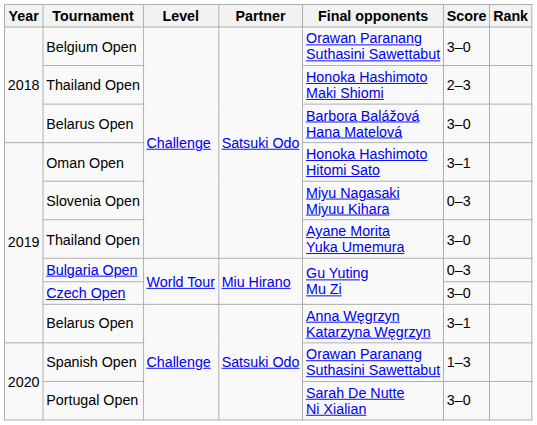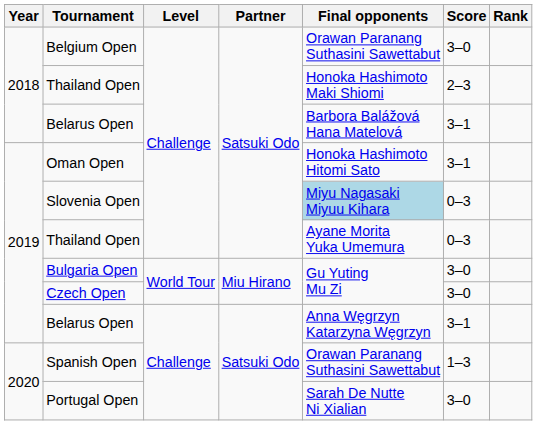(459, 124) 3–0 -> (459, 124) 3–1
(353, 201) no background -> (353, 201) lightblue background
(459, 240) 3–0 -> (459, 240) 0–3
(459, 270) 0–3 -> (459, 270) 3–0
